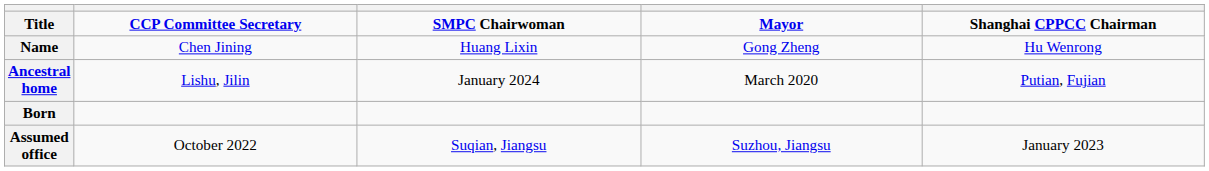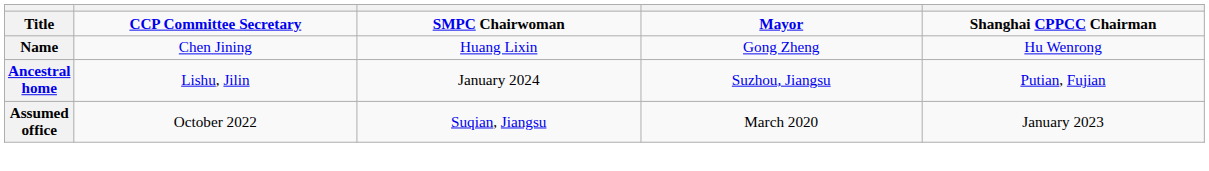(781, 80) March 2020 -> (781, 80) Suzhou, Jiangsu
- row: (39, 112)
(781, 145) Suzhou, Jiangsu -> (781, 121) March 2020
